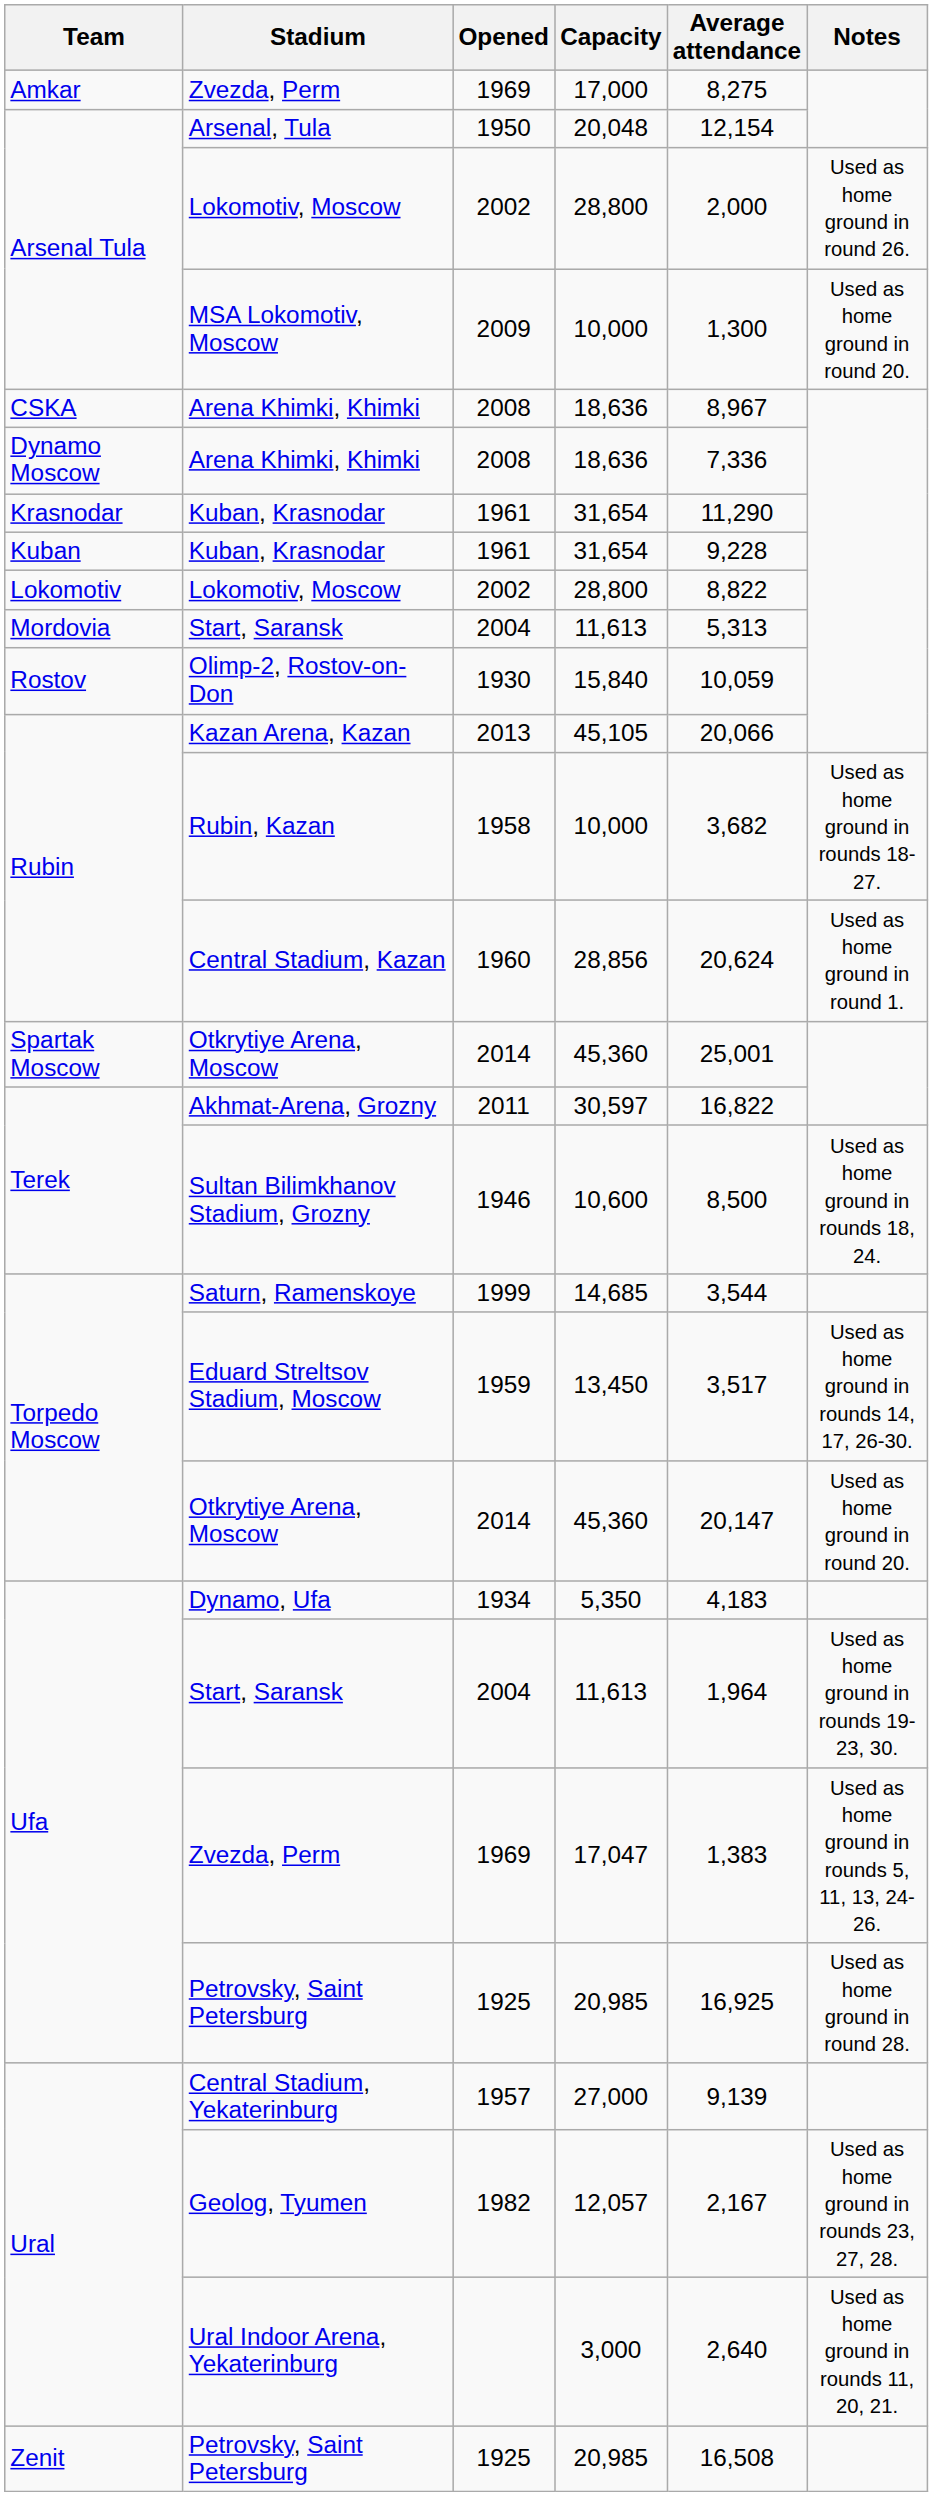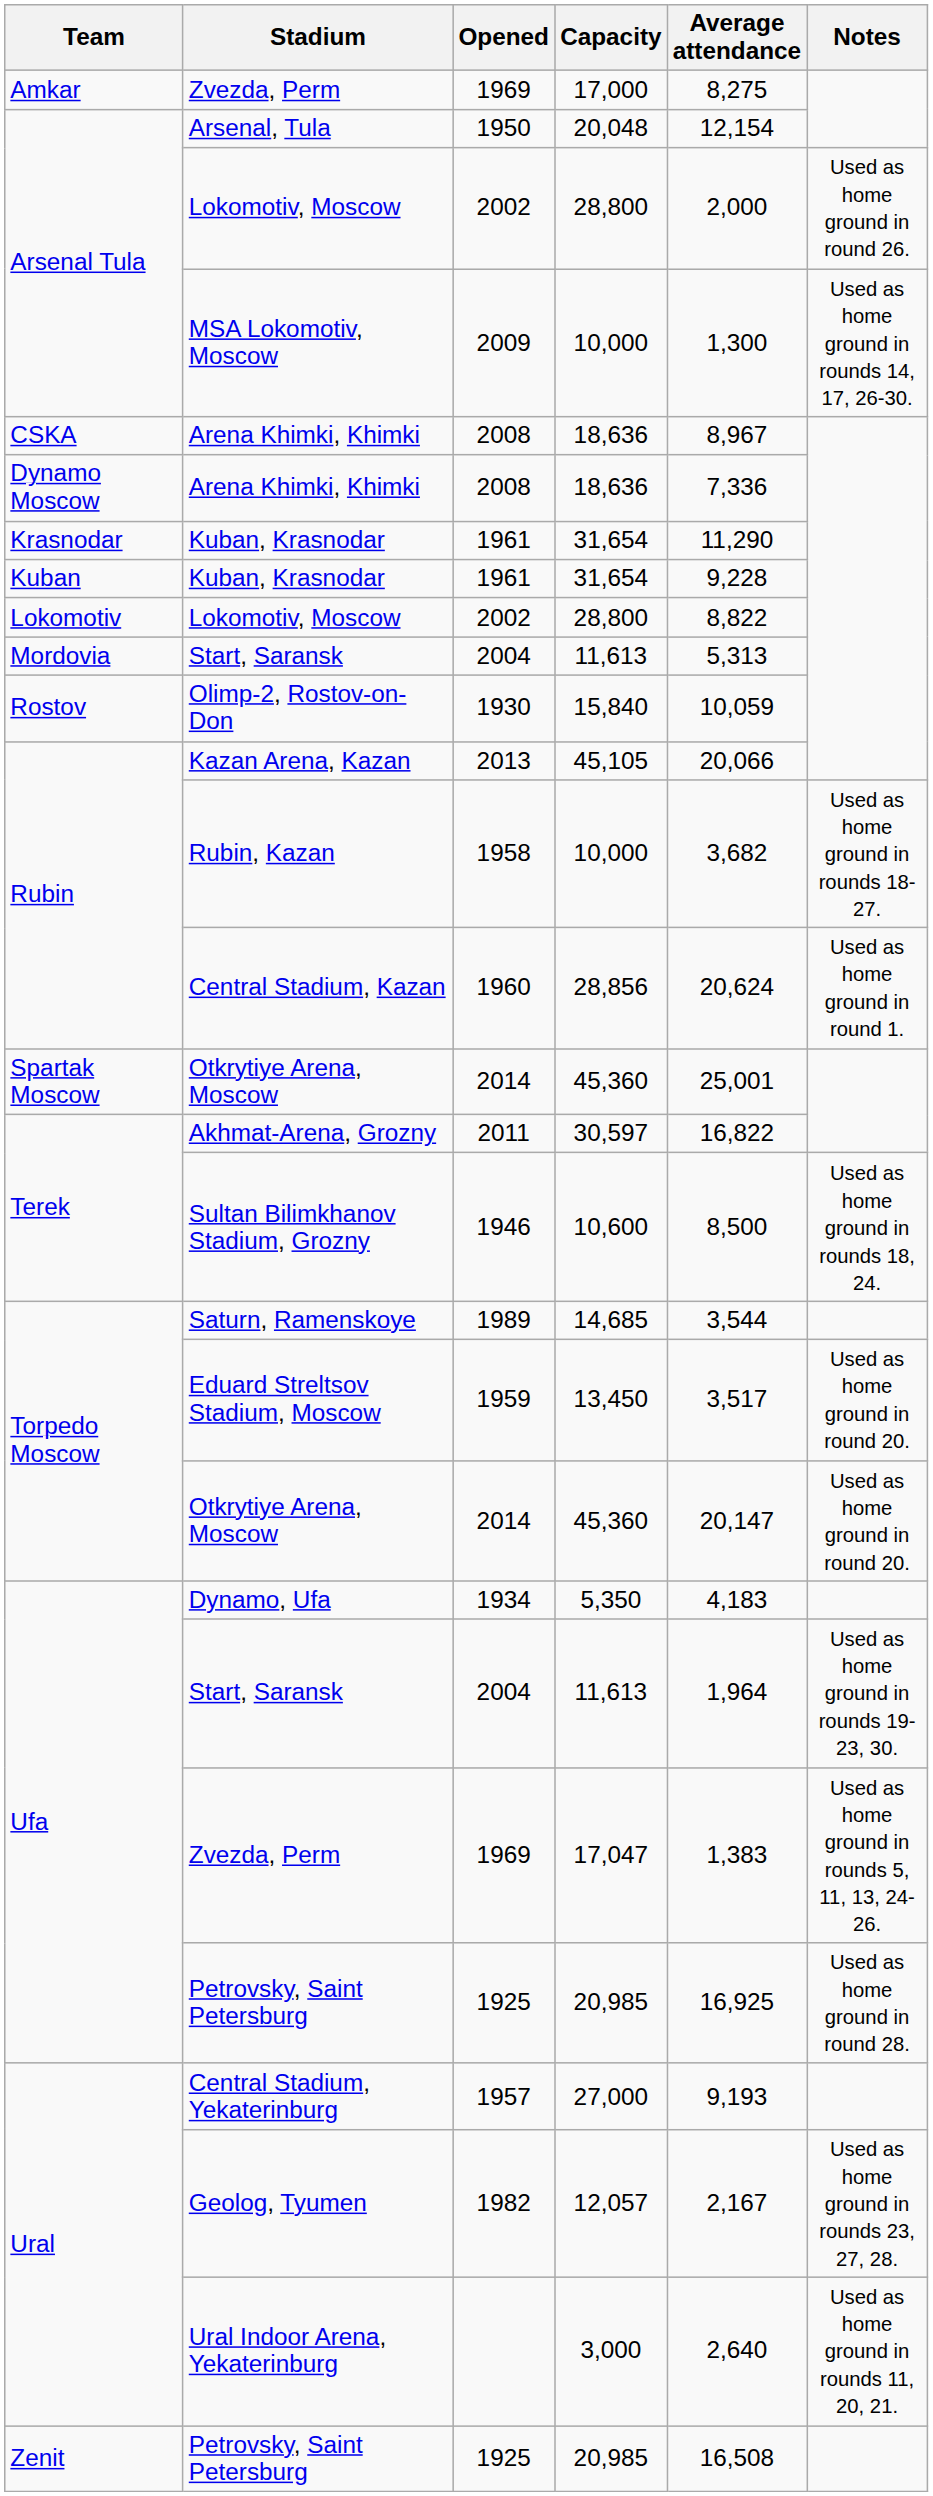(867, 330) Used as home ground in round 20. -> (867, 343) Used as home ground in rounds 14, 17, 26-30.
(504, 1292) 1999 -> (504, 1319) 1989
(867, 1387) Used as home ground in rounds 14, 17, 26-30. -> (867, 1401) Used as home ground in round 20.
(737, 2096) 9,139 -> (737, 2096) 9,193
